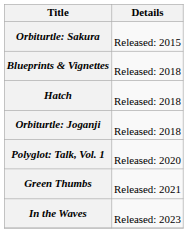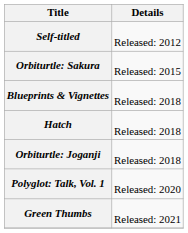+ row: (58, 36)
- row: (58, 213)
